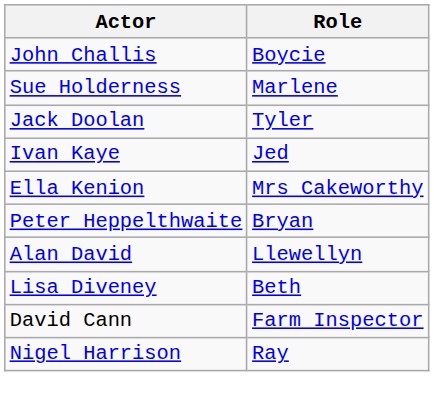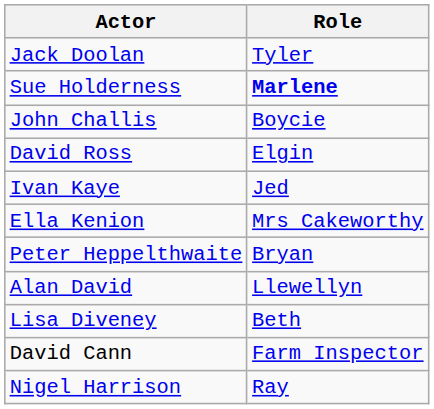rows swapped: (83, 55) <-> (77, 121)
(295, 88) normal -> (295, 88) bold
+ row: (71, 154)
